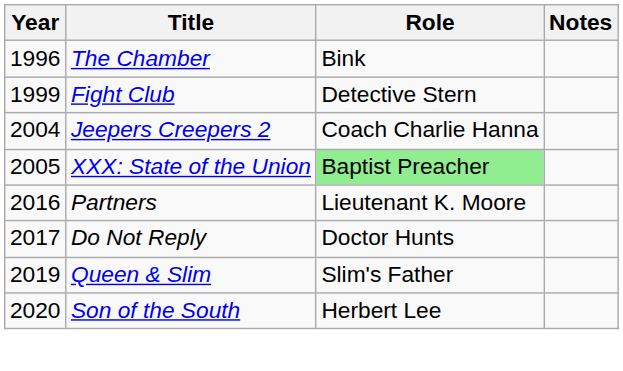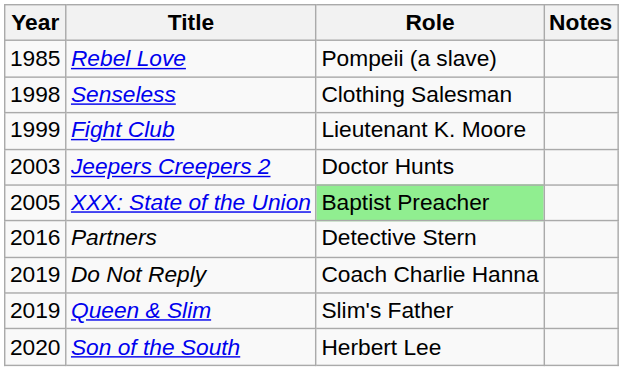+ row: (128, 58)
- row: (140, 58)
+ row: (123, 94)
(399, 94) Detective Stern -> (424, 130) Lieutenant K. Moore
(35, 130) 2004 -> (35, 166) 2003
(430, 130) Coach Charlie Hanna -> (388, 166) Doctor Hunts
(424, 202) Lieutenant K. Moore -> (399, 238) Detective Stern
(35, 238) 2017 -> (35, 274) 2019
(388, 238) Doctor Hunts -> (430, 274) Coach Charlie Hanna
